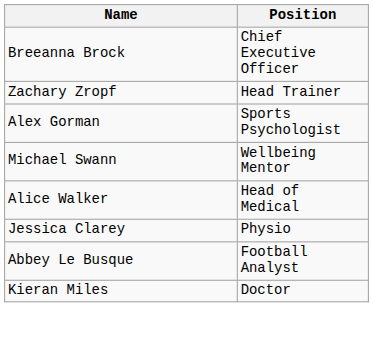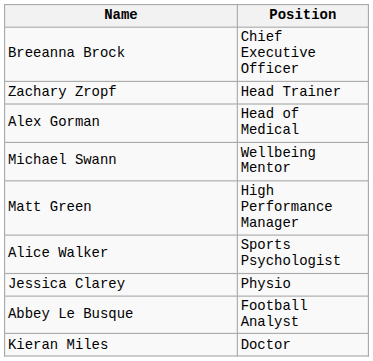(291, 123) Sports Psychologist -> (270, 123) Head of Medical
+ row: (50, 208)
(270, 200) Head of Medical -> (291, 254) Sports Psychologist
